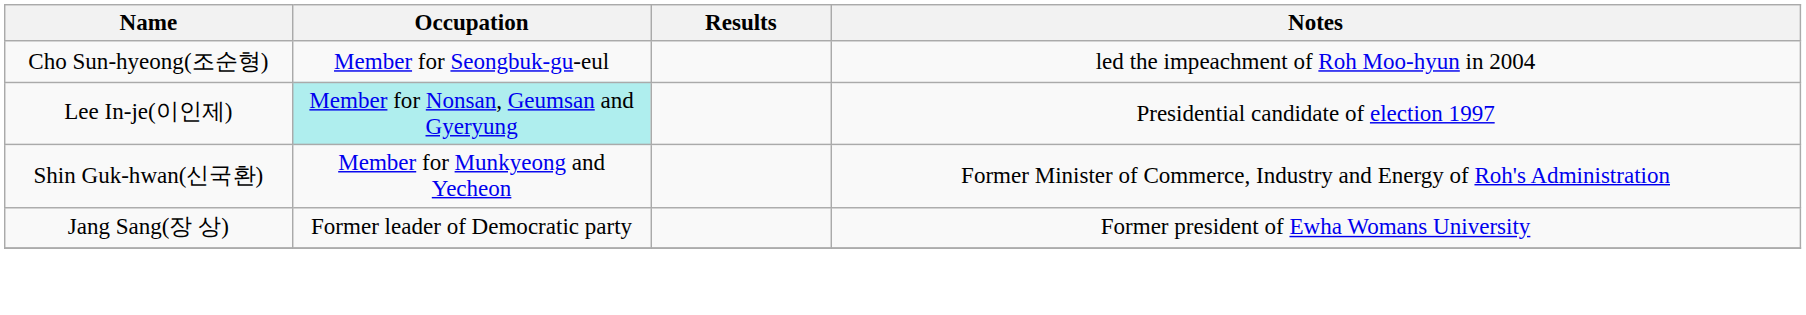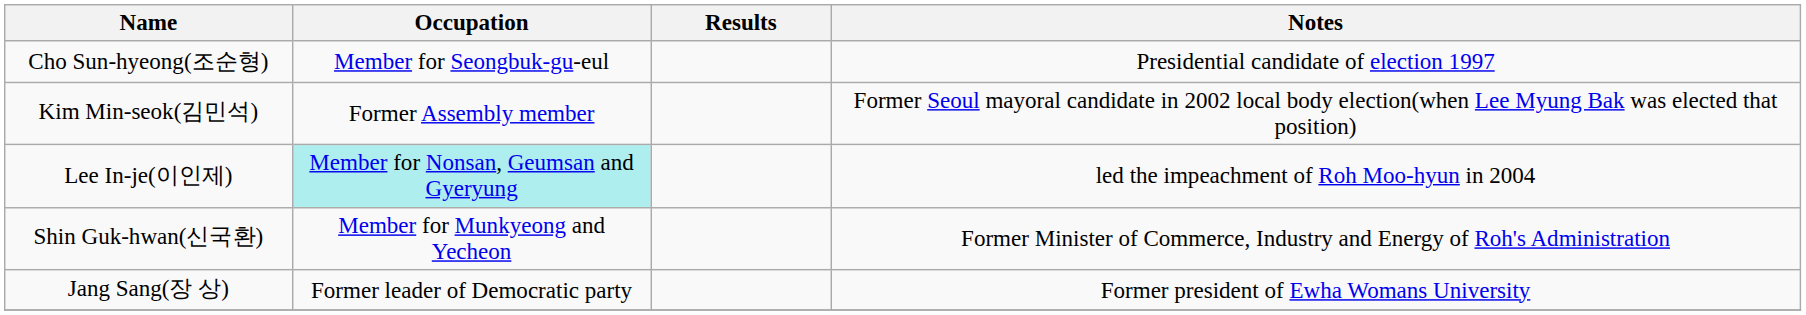(1316, 61) led the impeachment of Roh Moo-hyun in 2004 -> (1316, 61) Presidential candidate of election 1997
+ row: (148, 112)
(1316, 113) Presidential candidate of election 1997 -> (1316, 175) led the impeachment of Roh Moo-hyun in 2004
